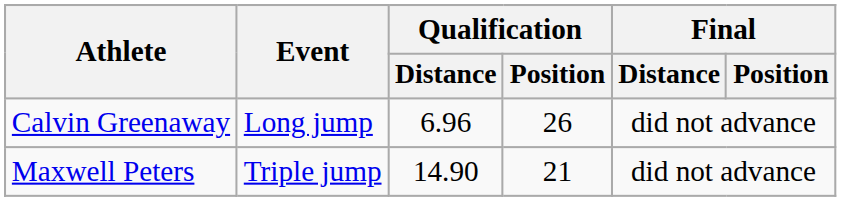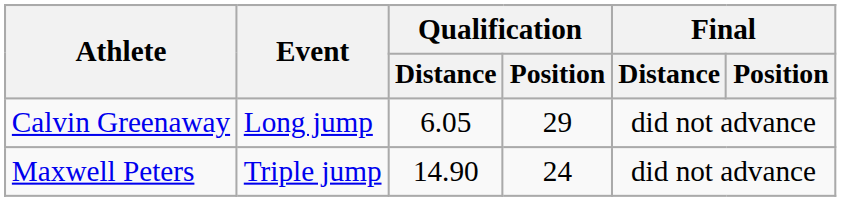(446, 122) 6.96 -> (446, 122) 6.05
(557, 122) 26 -> (557, 122) 29
(557, 171) 21 -> (557, 171) 24
